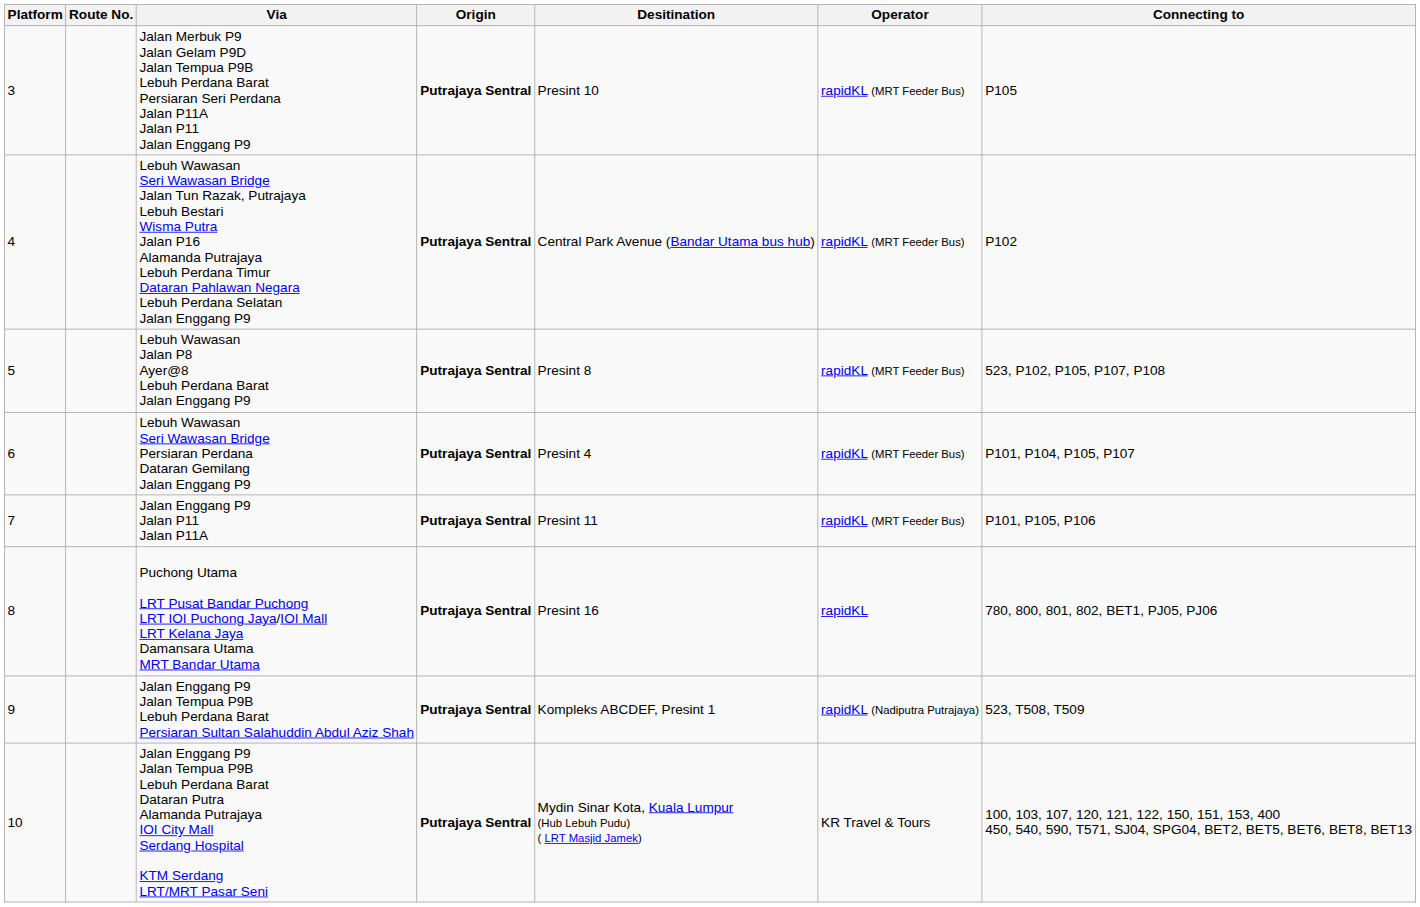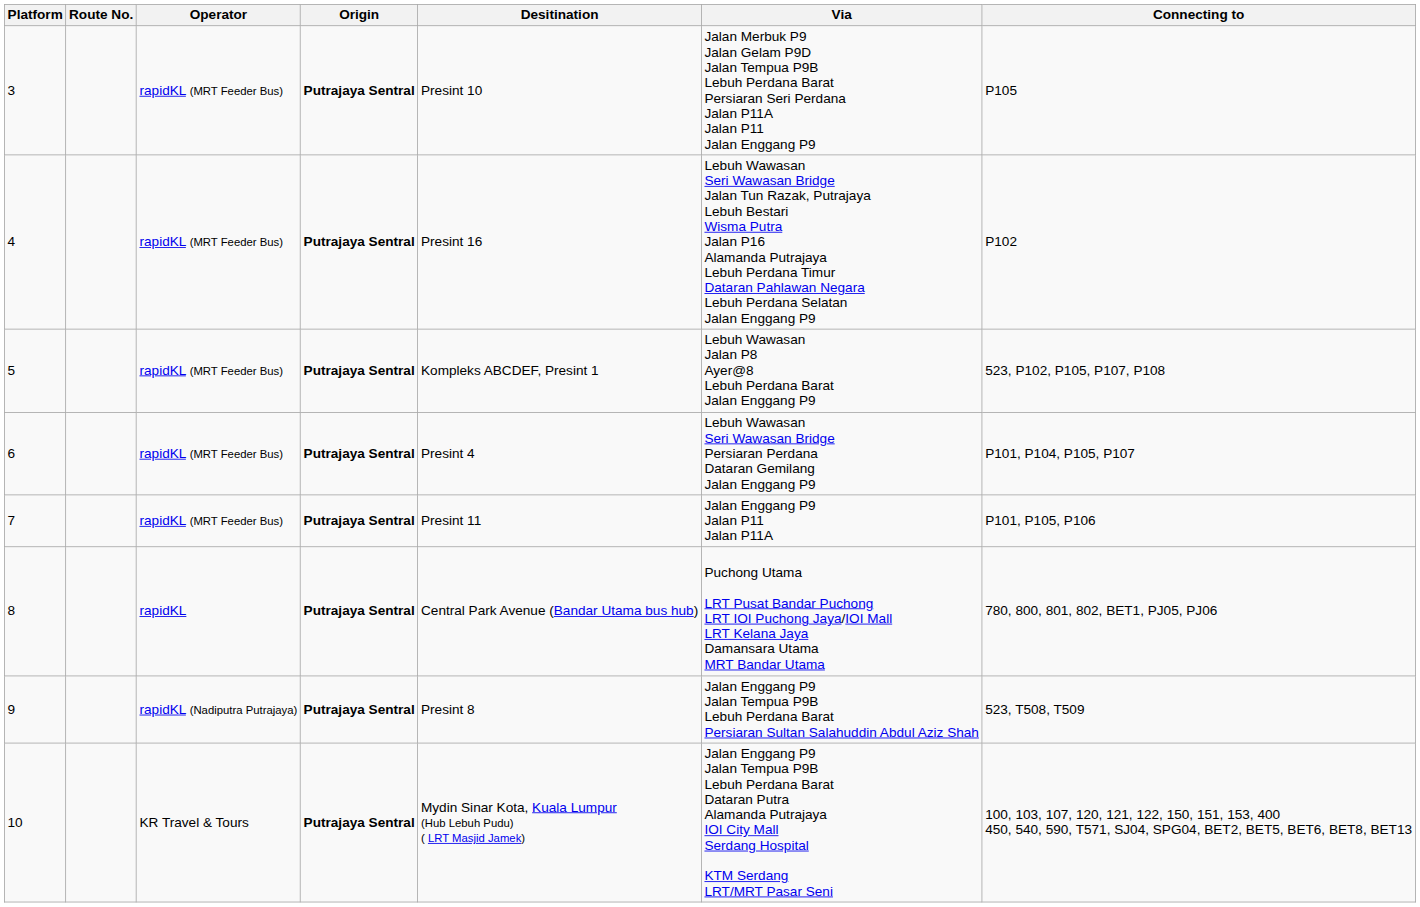columns swapped: (900, 15) <-> (277, 15)
(676, 242) Central Park Avenue (Bandar Utama bus hub) -> (452, 242) Presint 16
(564, 370) Presint 8 -> (510, 370) Kompleks ABCDEF, Presint 1
(568, 611) Presint 16 -> (560, 611) Central Park Avenue (Bandar Utama bus hub)
(626, 709) Kompleks ABCDEF, Presint 1 -> (448, 709) Presint 8
